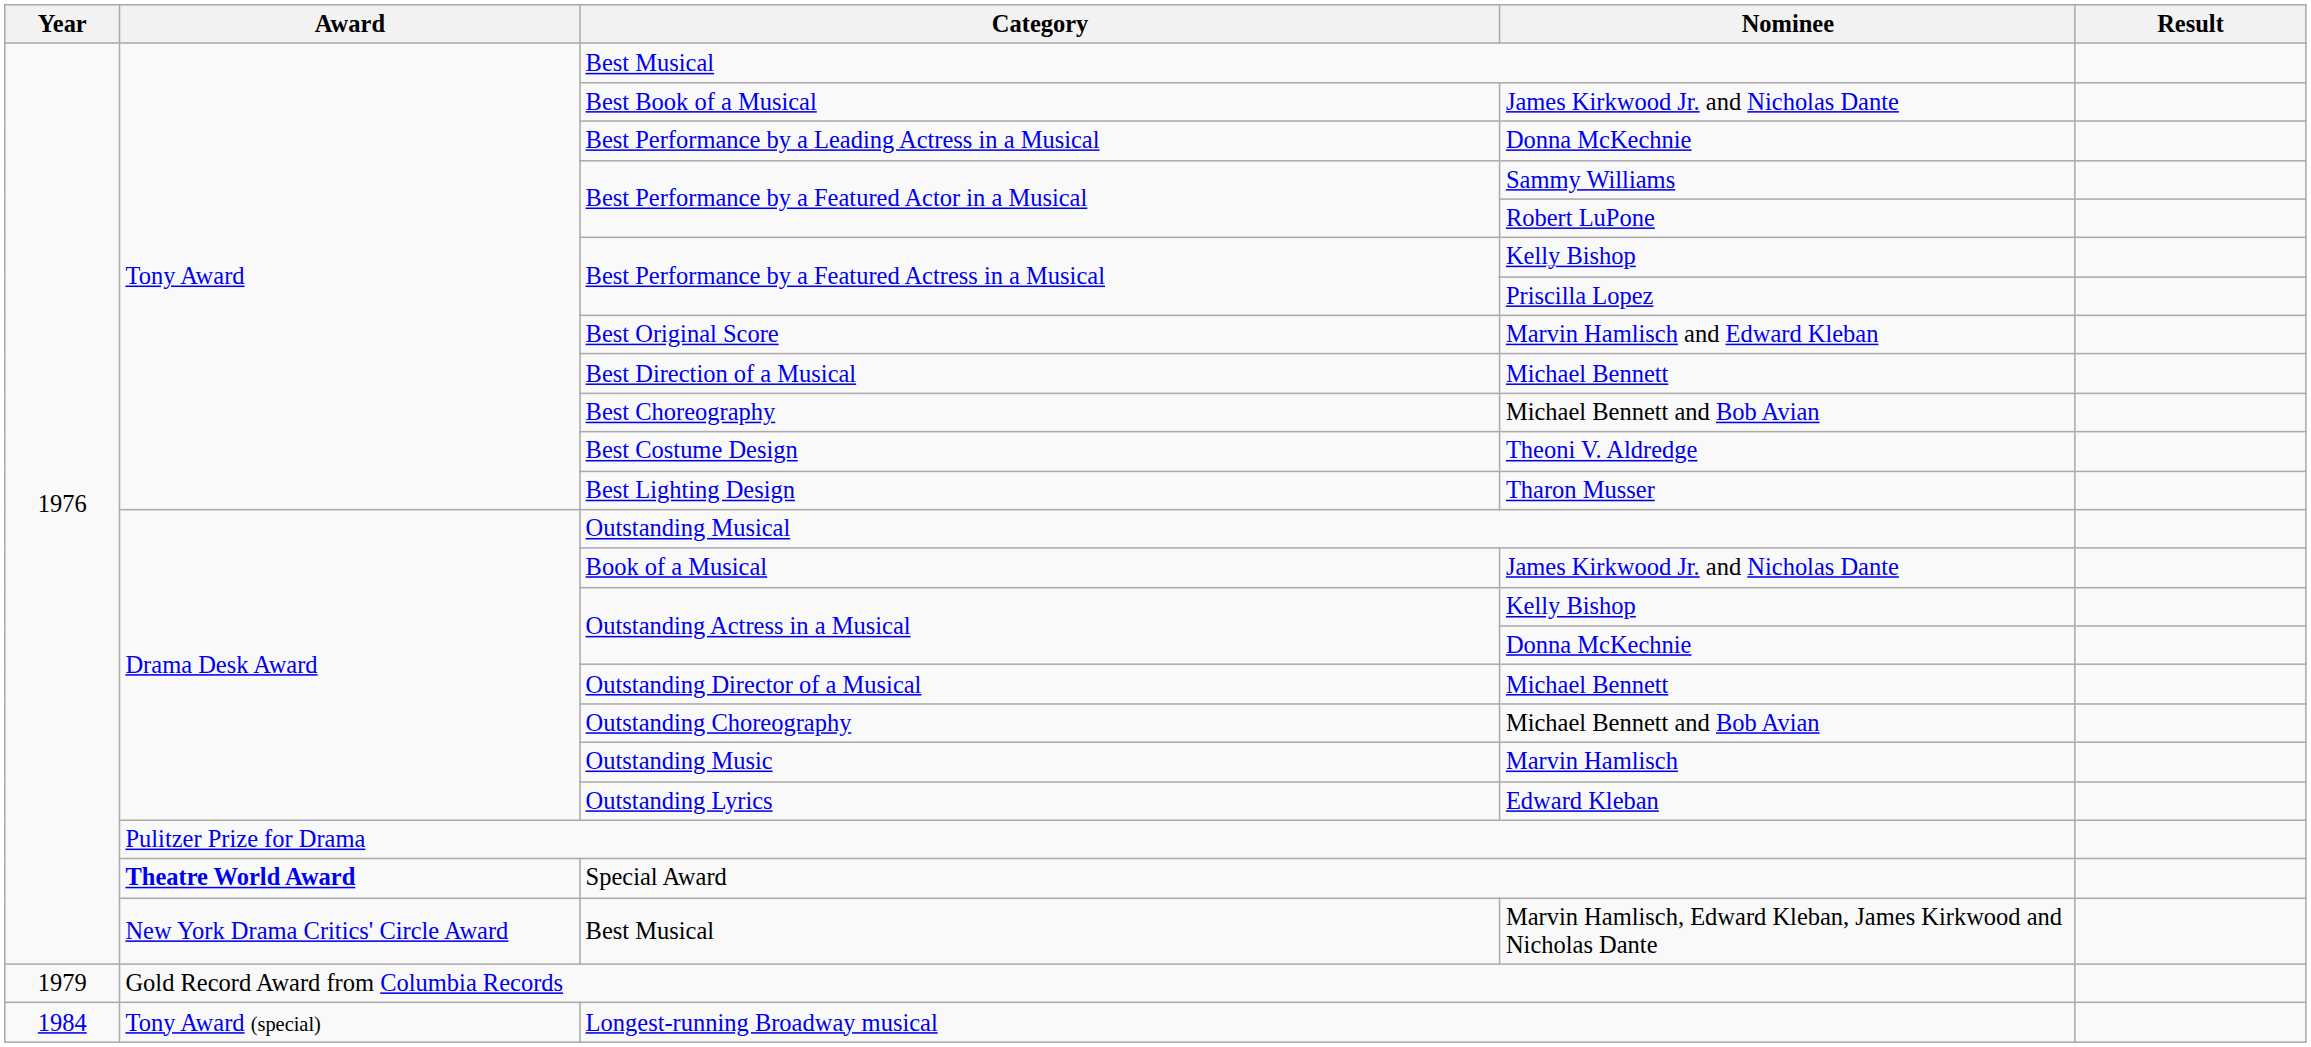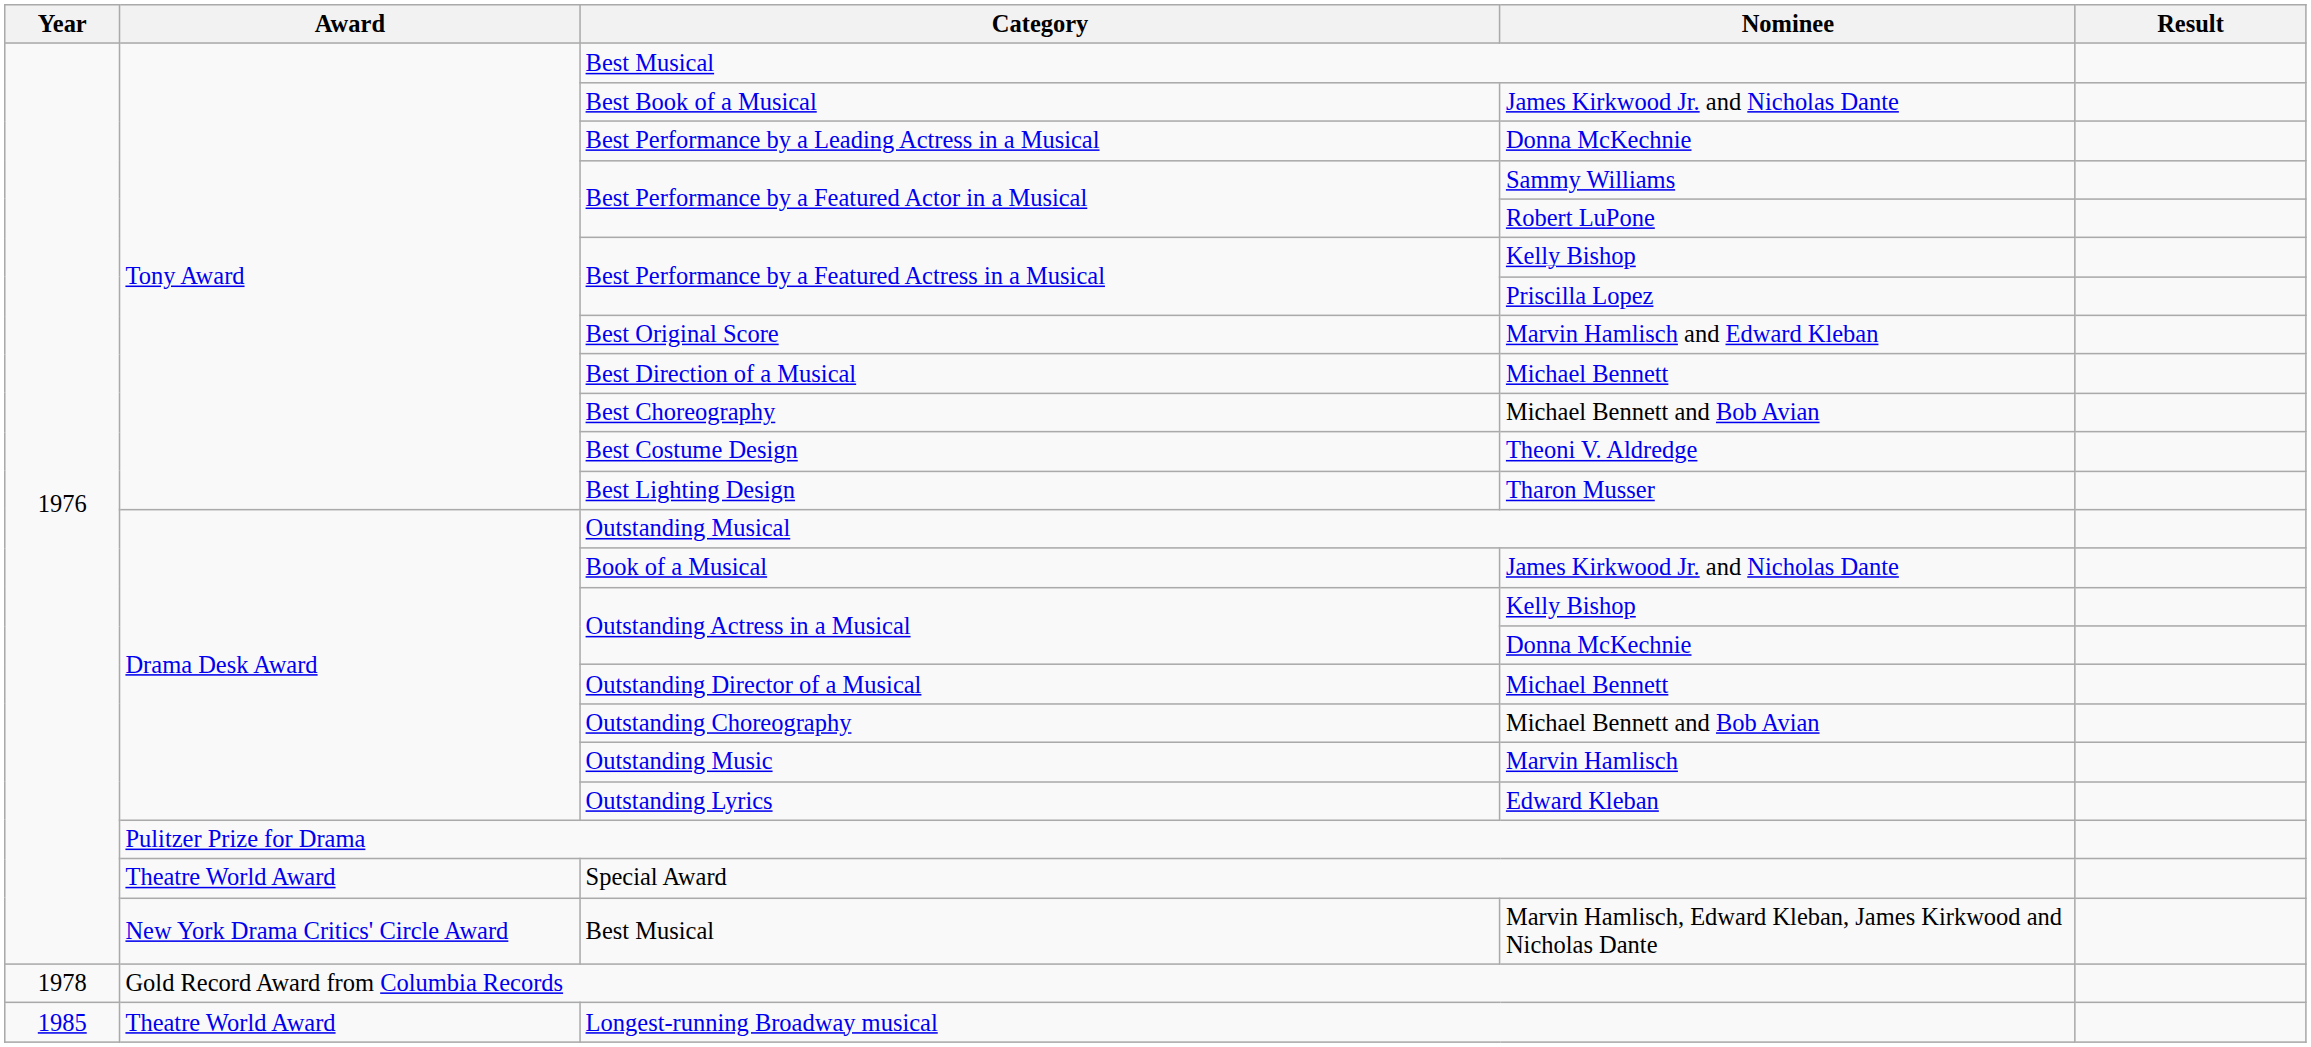(240, 878) bold -> (231, 878) normal
(62, 983) 1979 -> (62, 983) 1978
(62, 1022) 1984 -> (62, 1022) 1985
(223, 1022) Tony Award (special) -> (231, 1022) Theatre World Award
